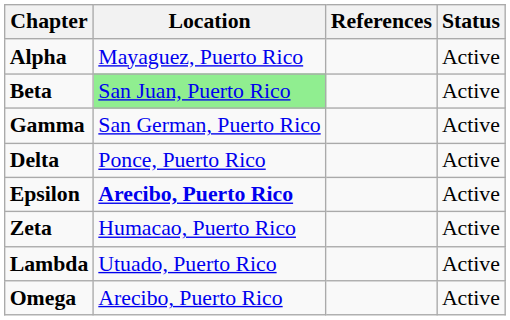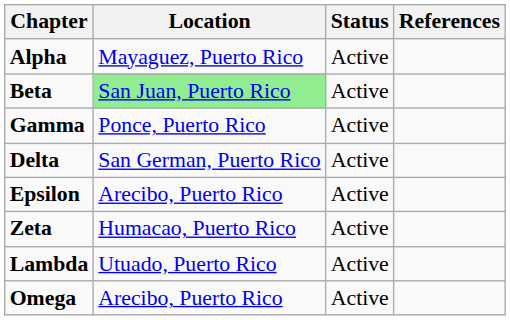columns swapped: (471, 21) <-> (381, 21)
(210, 125) San German, Puerto Rico -> (182, 125) Ponce, Puerto Rico
(182, 159) Ponce, Puerto Rico -> (210, 159) San German, Puerto Rico
(196, 194) bold -> (190, 194) normal
